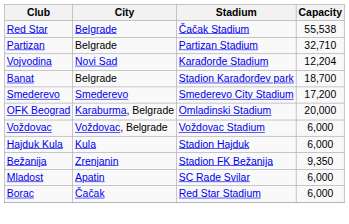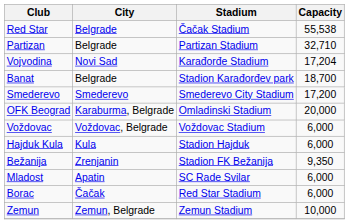(320, 62) 12,204 -> (320, 62) 17,204
+ row: (23, 210)
